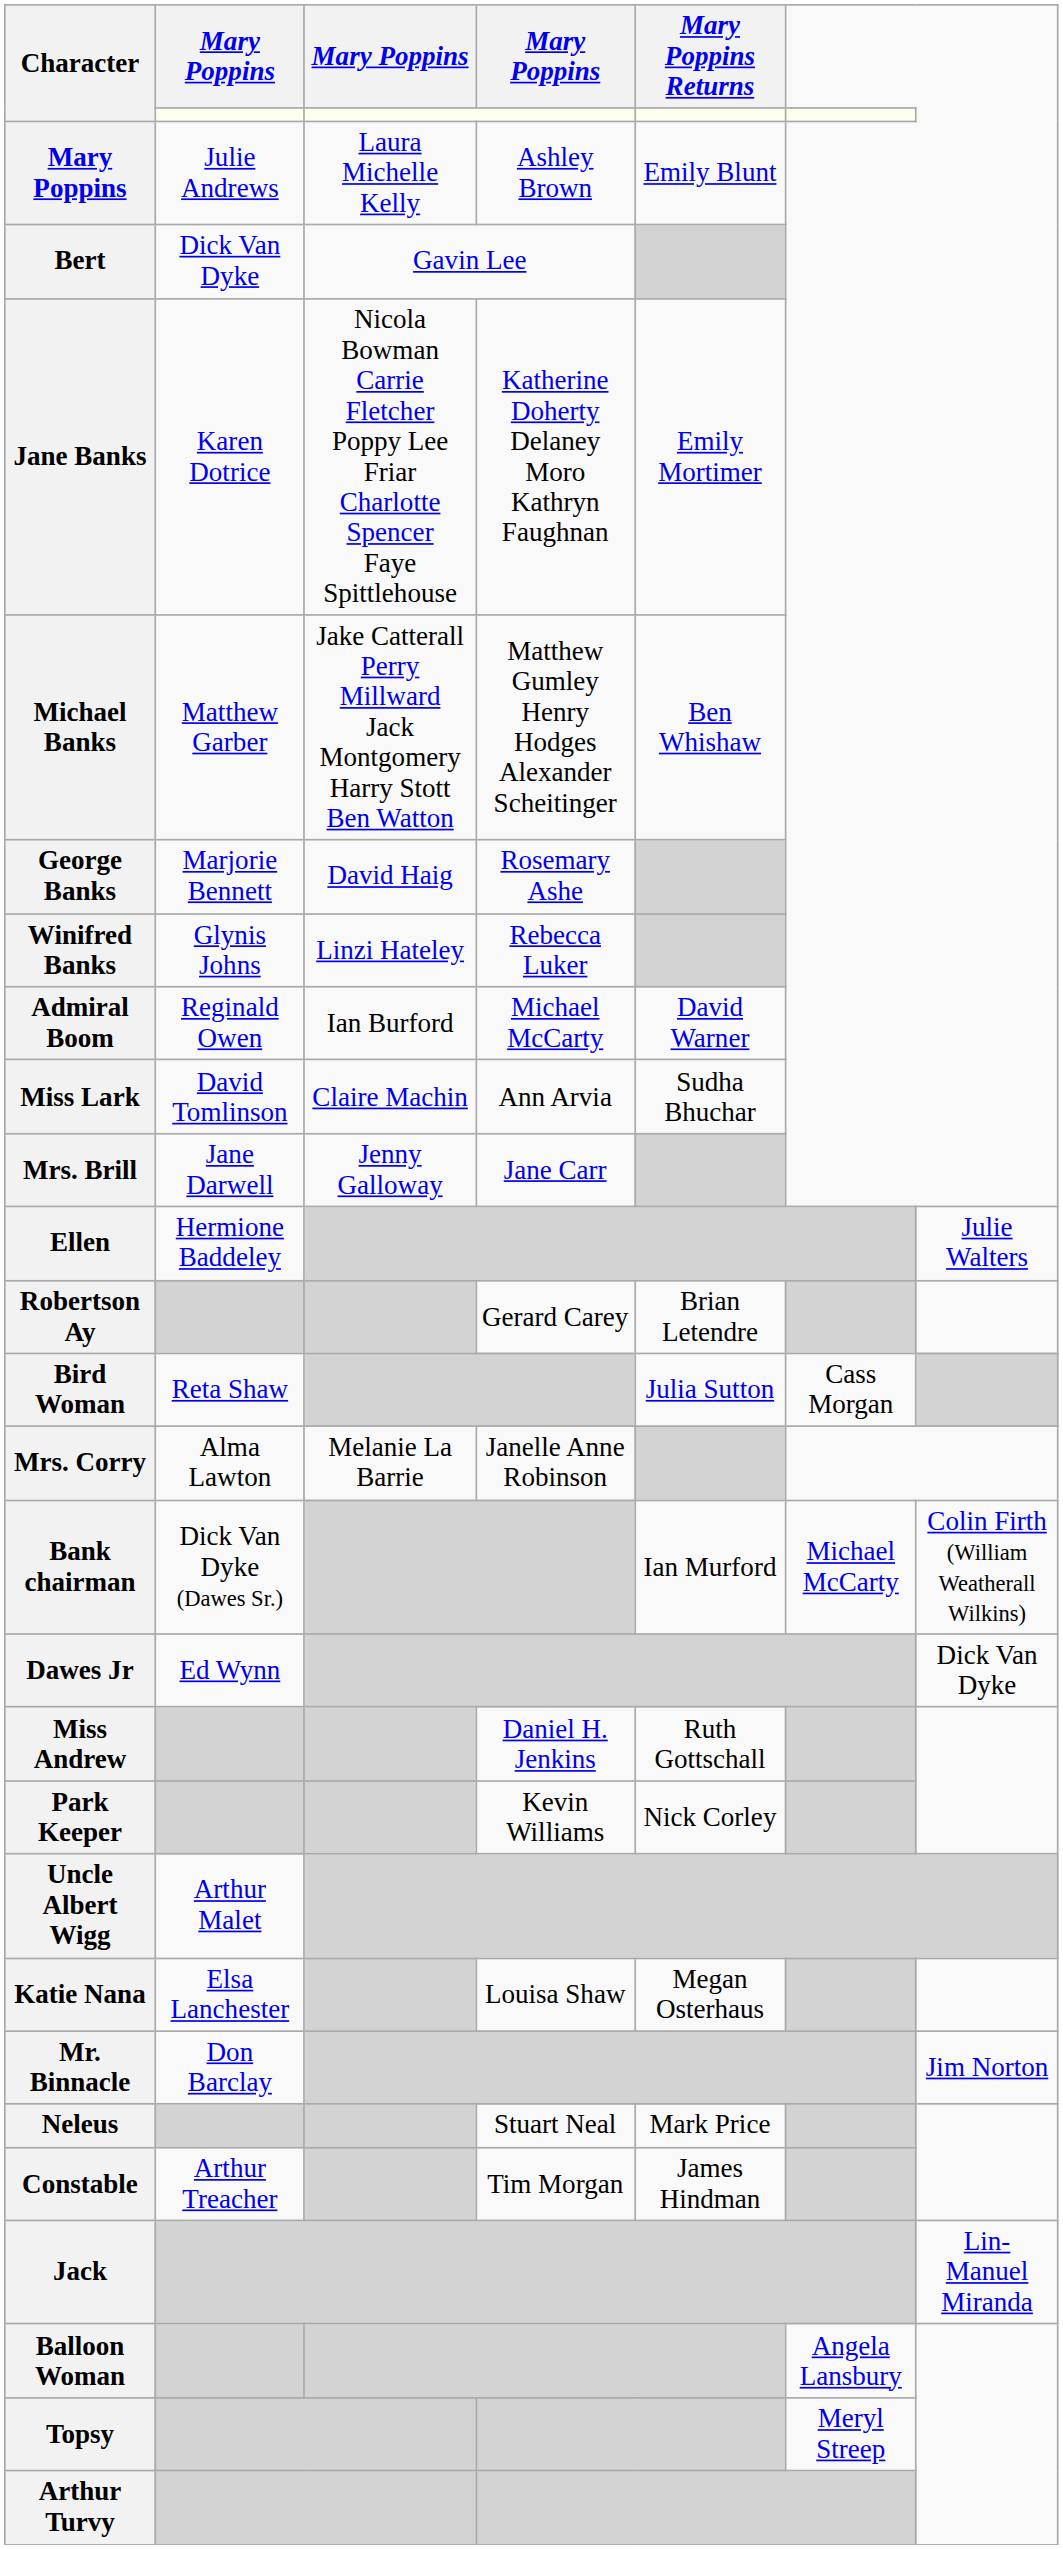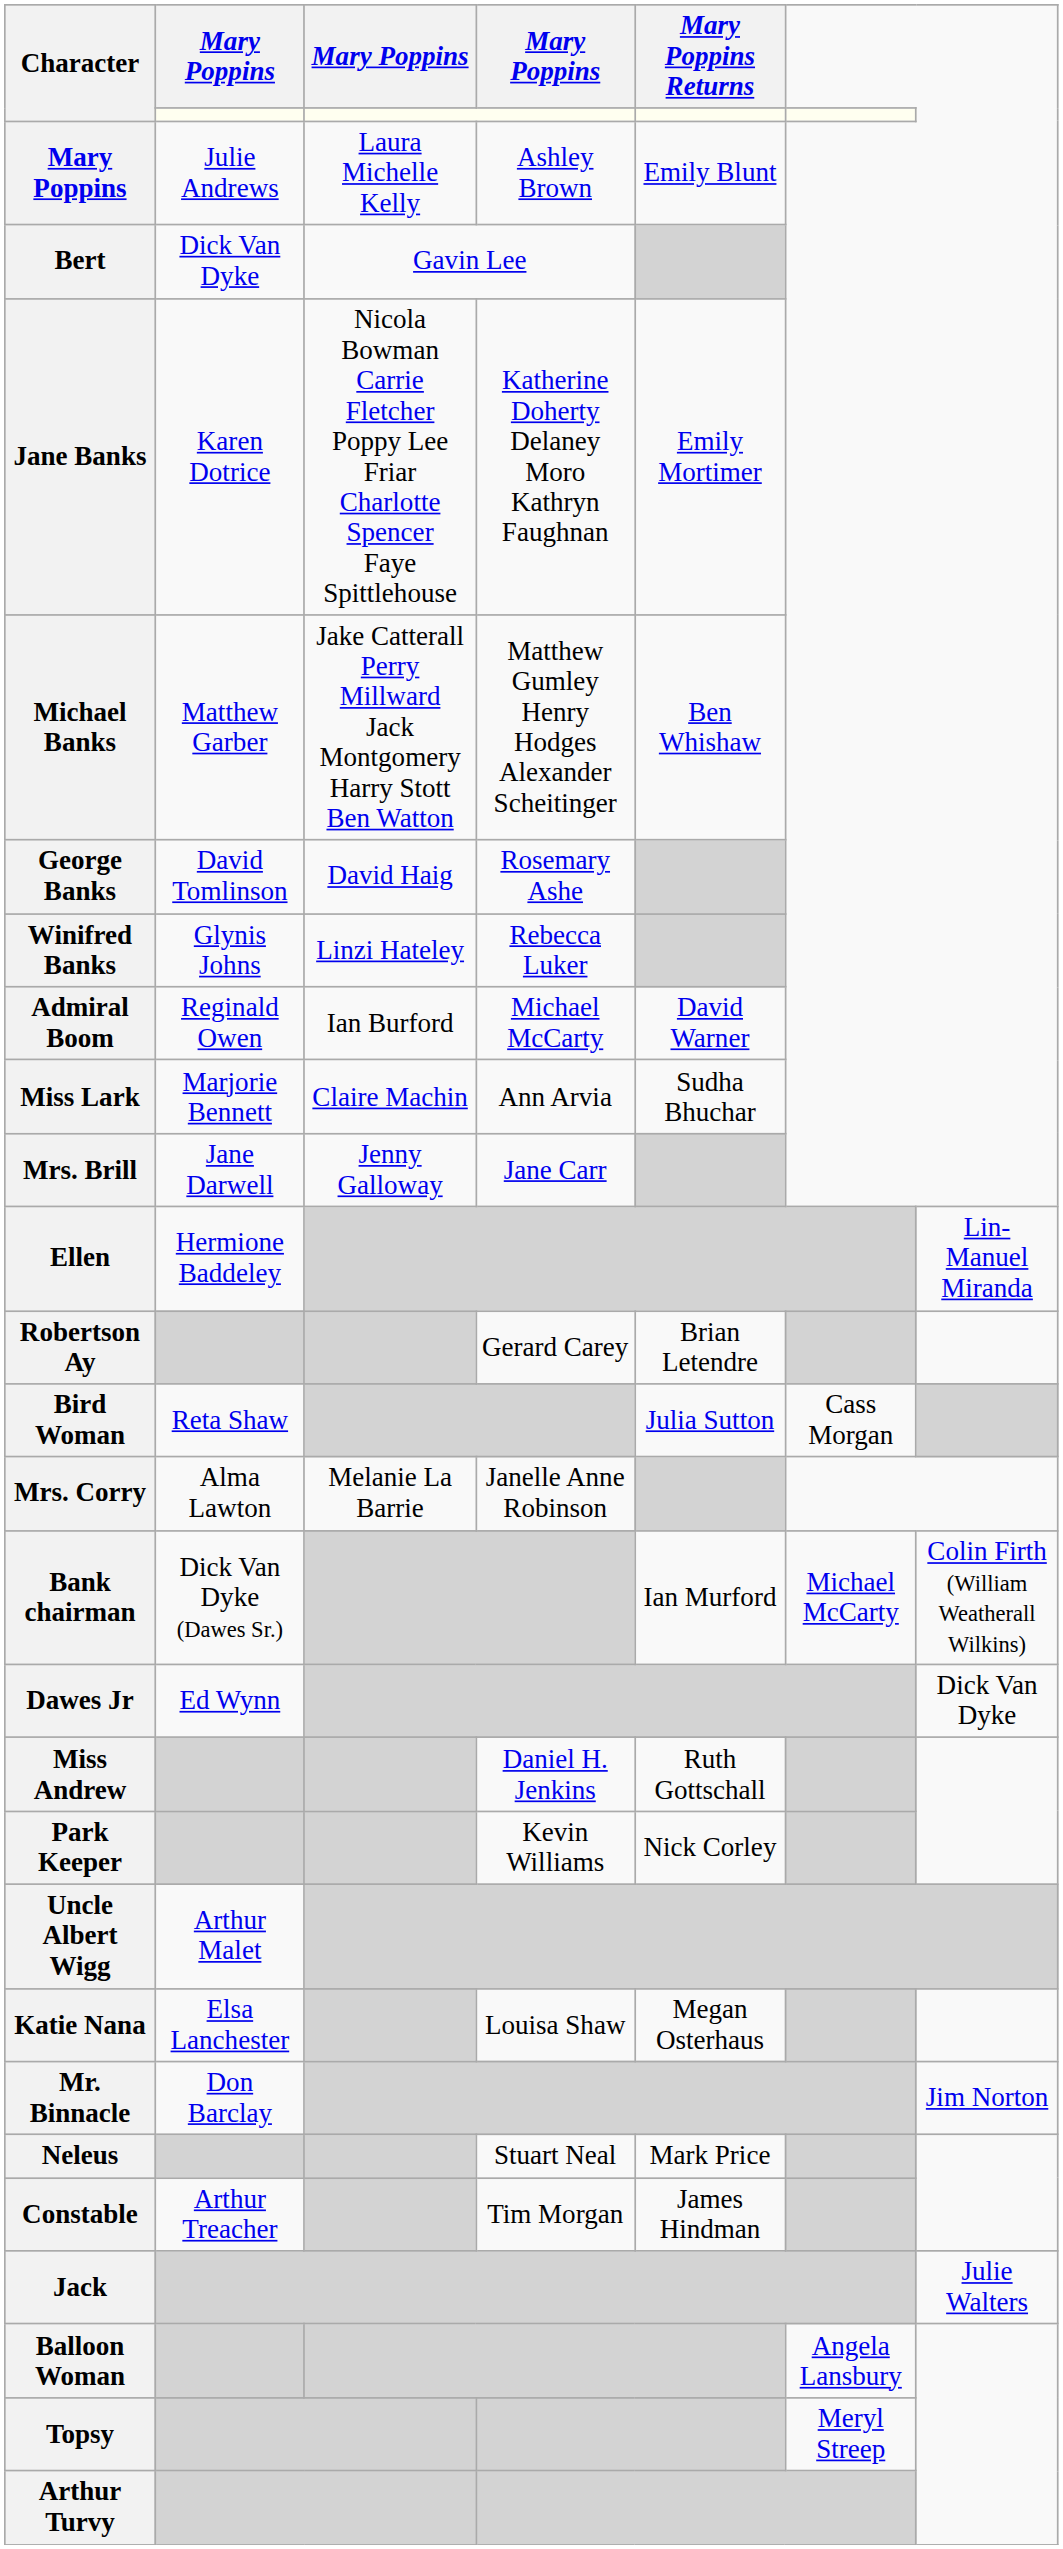(230, 876) Marjorie Bennett -> (230, 876) David Tomlinson
(230, 1096) David Tomlinson -> (230, 1096) Marjorie Bennett
(987, 1242) Julie Walters -> (987, 1258) Lin-Manuel Miranda
(987, 2271) Lin-Manuel Miranda -> (987, 2287) Julie Walters
